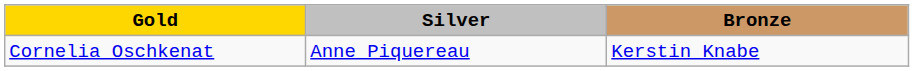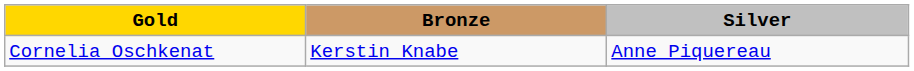columns swapped: (456, 20) <-> (757, 20)
